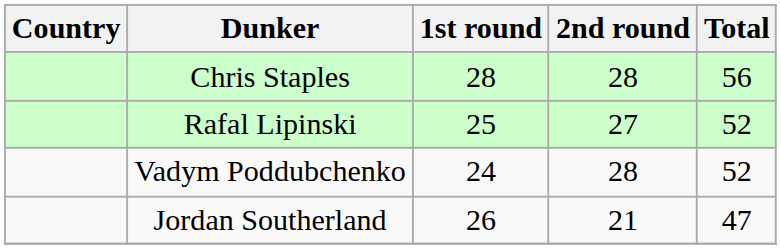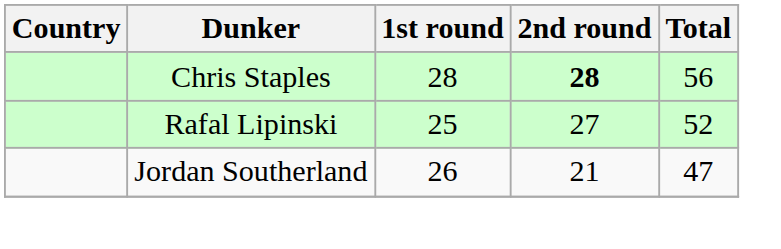(623, 76) normal -> (585, 76) bold
- row: (270, 171)
